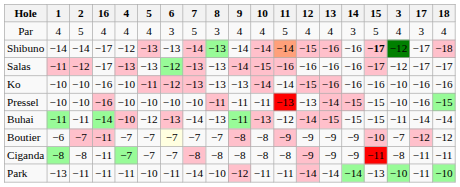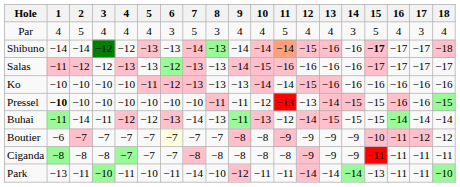columns swapped: (399, 13) <-> (104, 13)
(58, 102) normal -> (58, 102) bold
(262, 102) −11 -> (262, 102) −12
(81, 119) −11 -> (81, 119) −14
(126, 119) −10 -> (126, 119) −12
